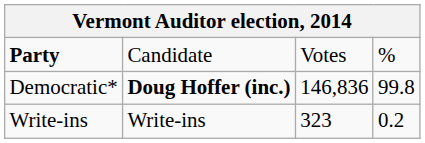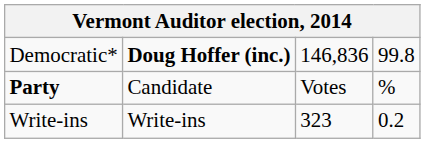rows swapped: (35, 54) <-> (64, 87)
